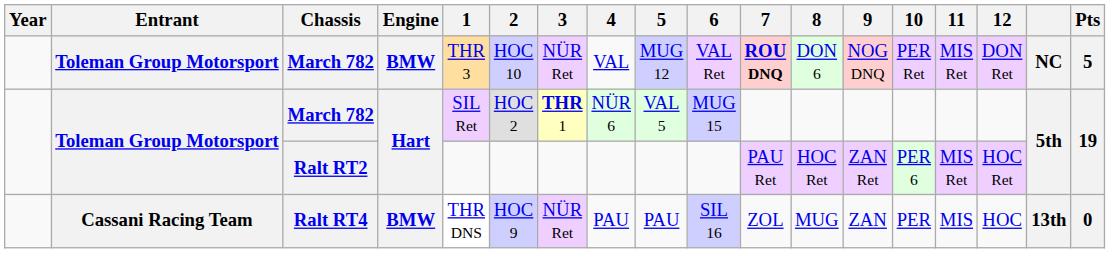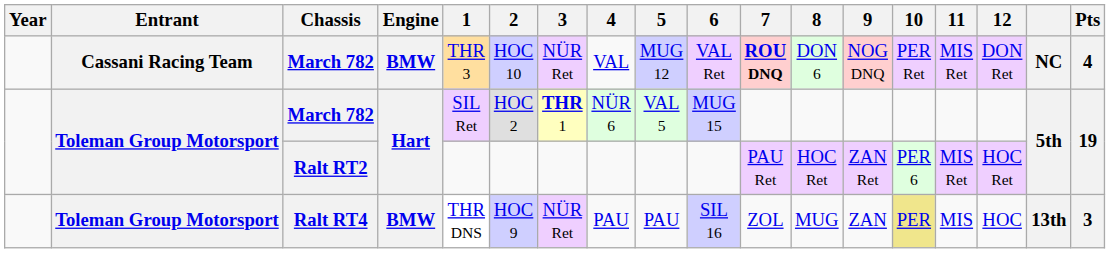(167, 62) Toleman Group Motorsport -> (167, 62) Cassani Racing Team
(1088, 62) 5 -> (1088, 62) 4
(167, 221) Cassani Racing Team -> (167, 221) Toleman Group Motorsport
(914, 221) no background -> (914, 221) khaki background
(1088, 221) 0 -> (1088, 221) 3
